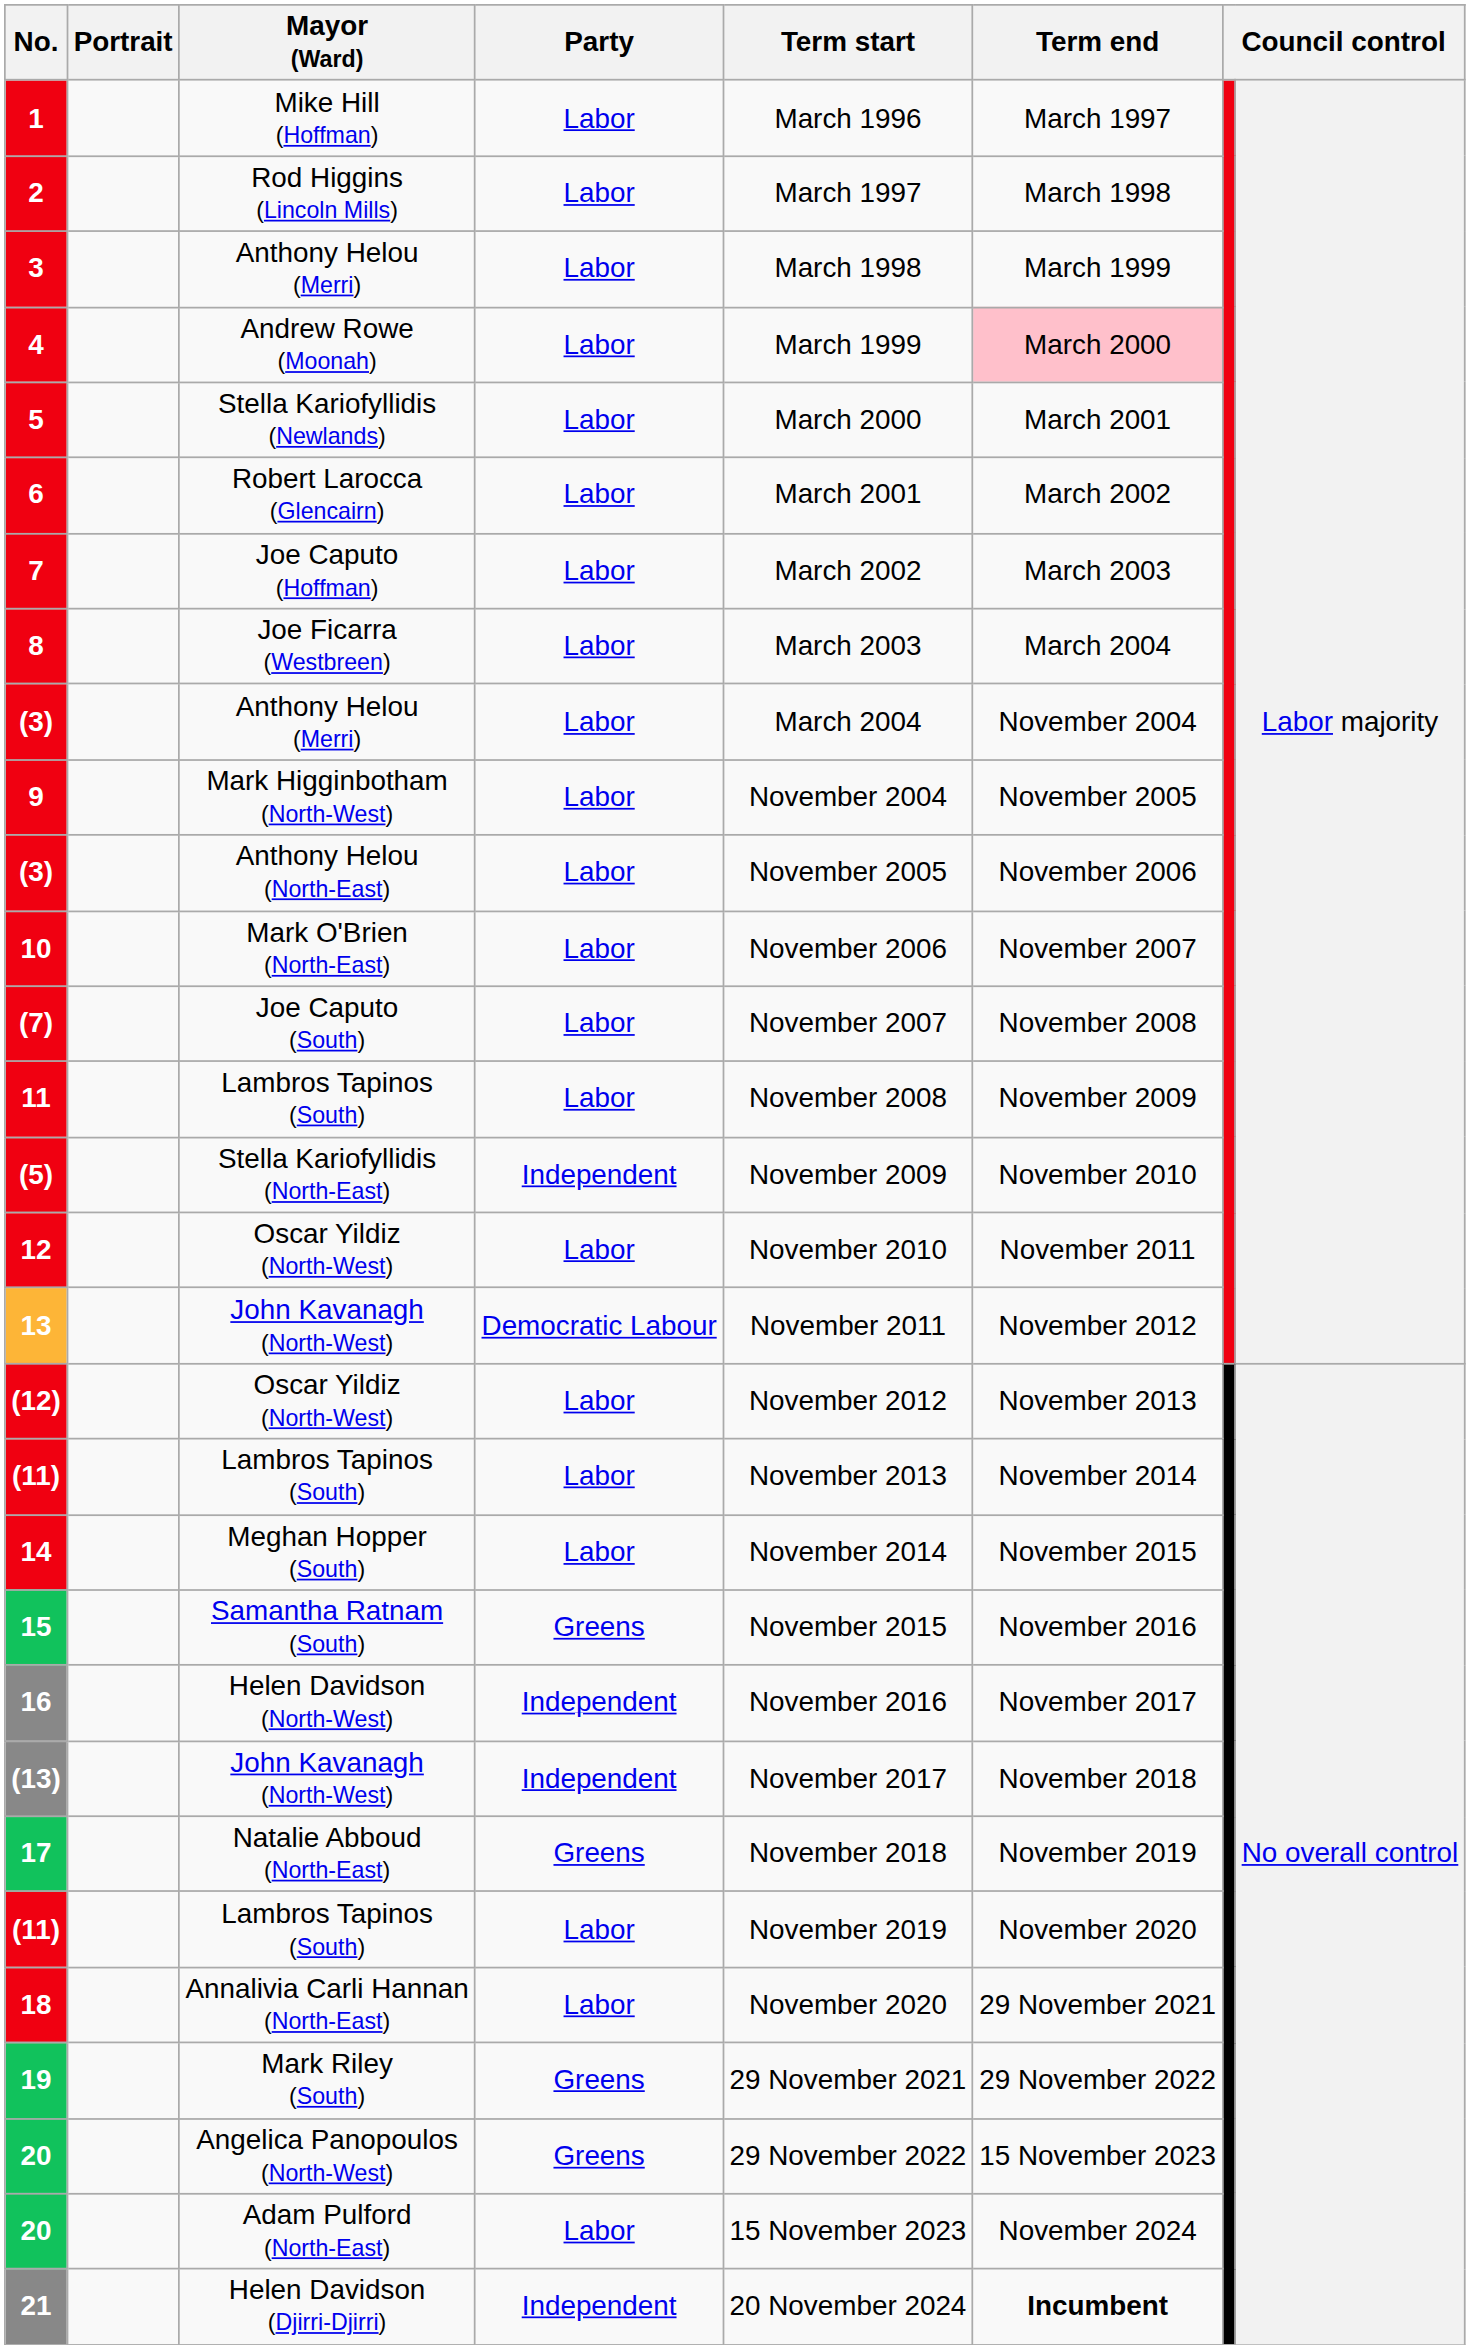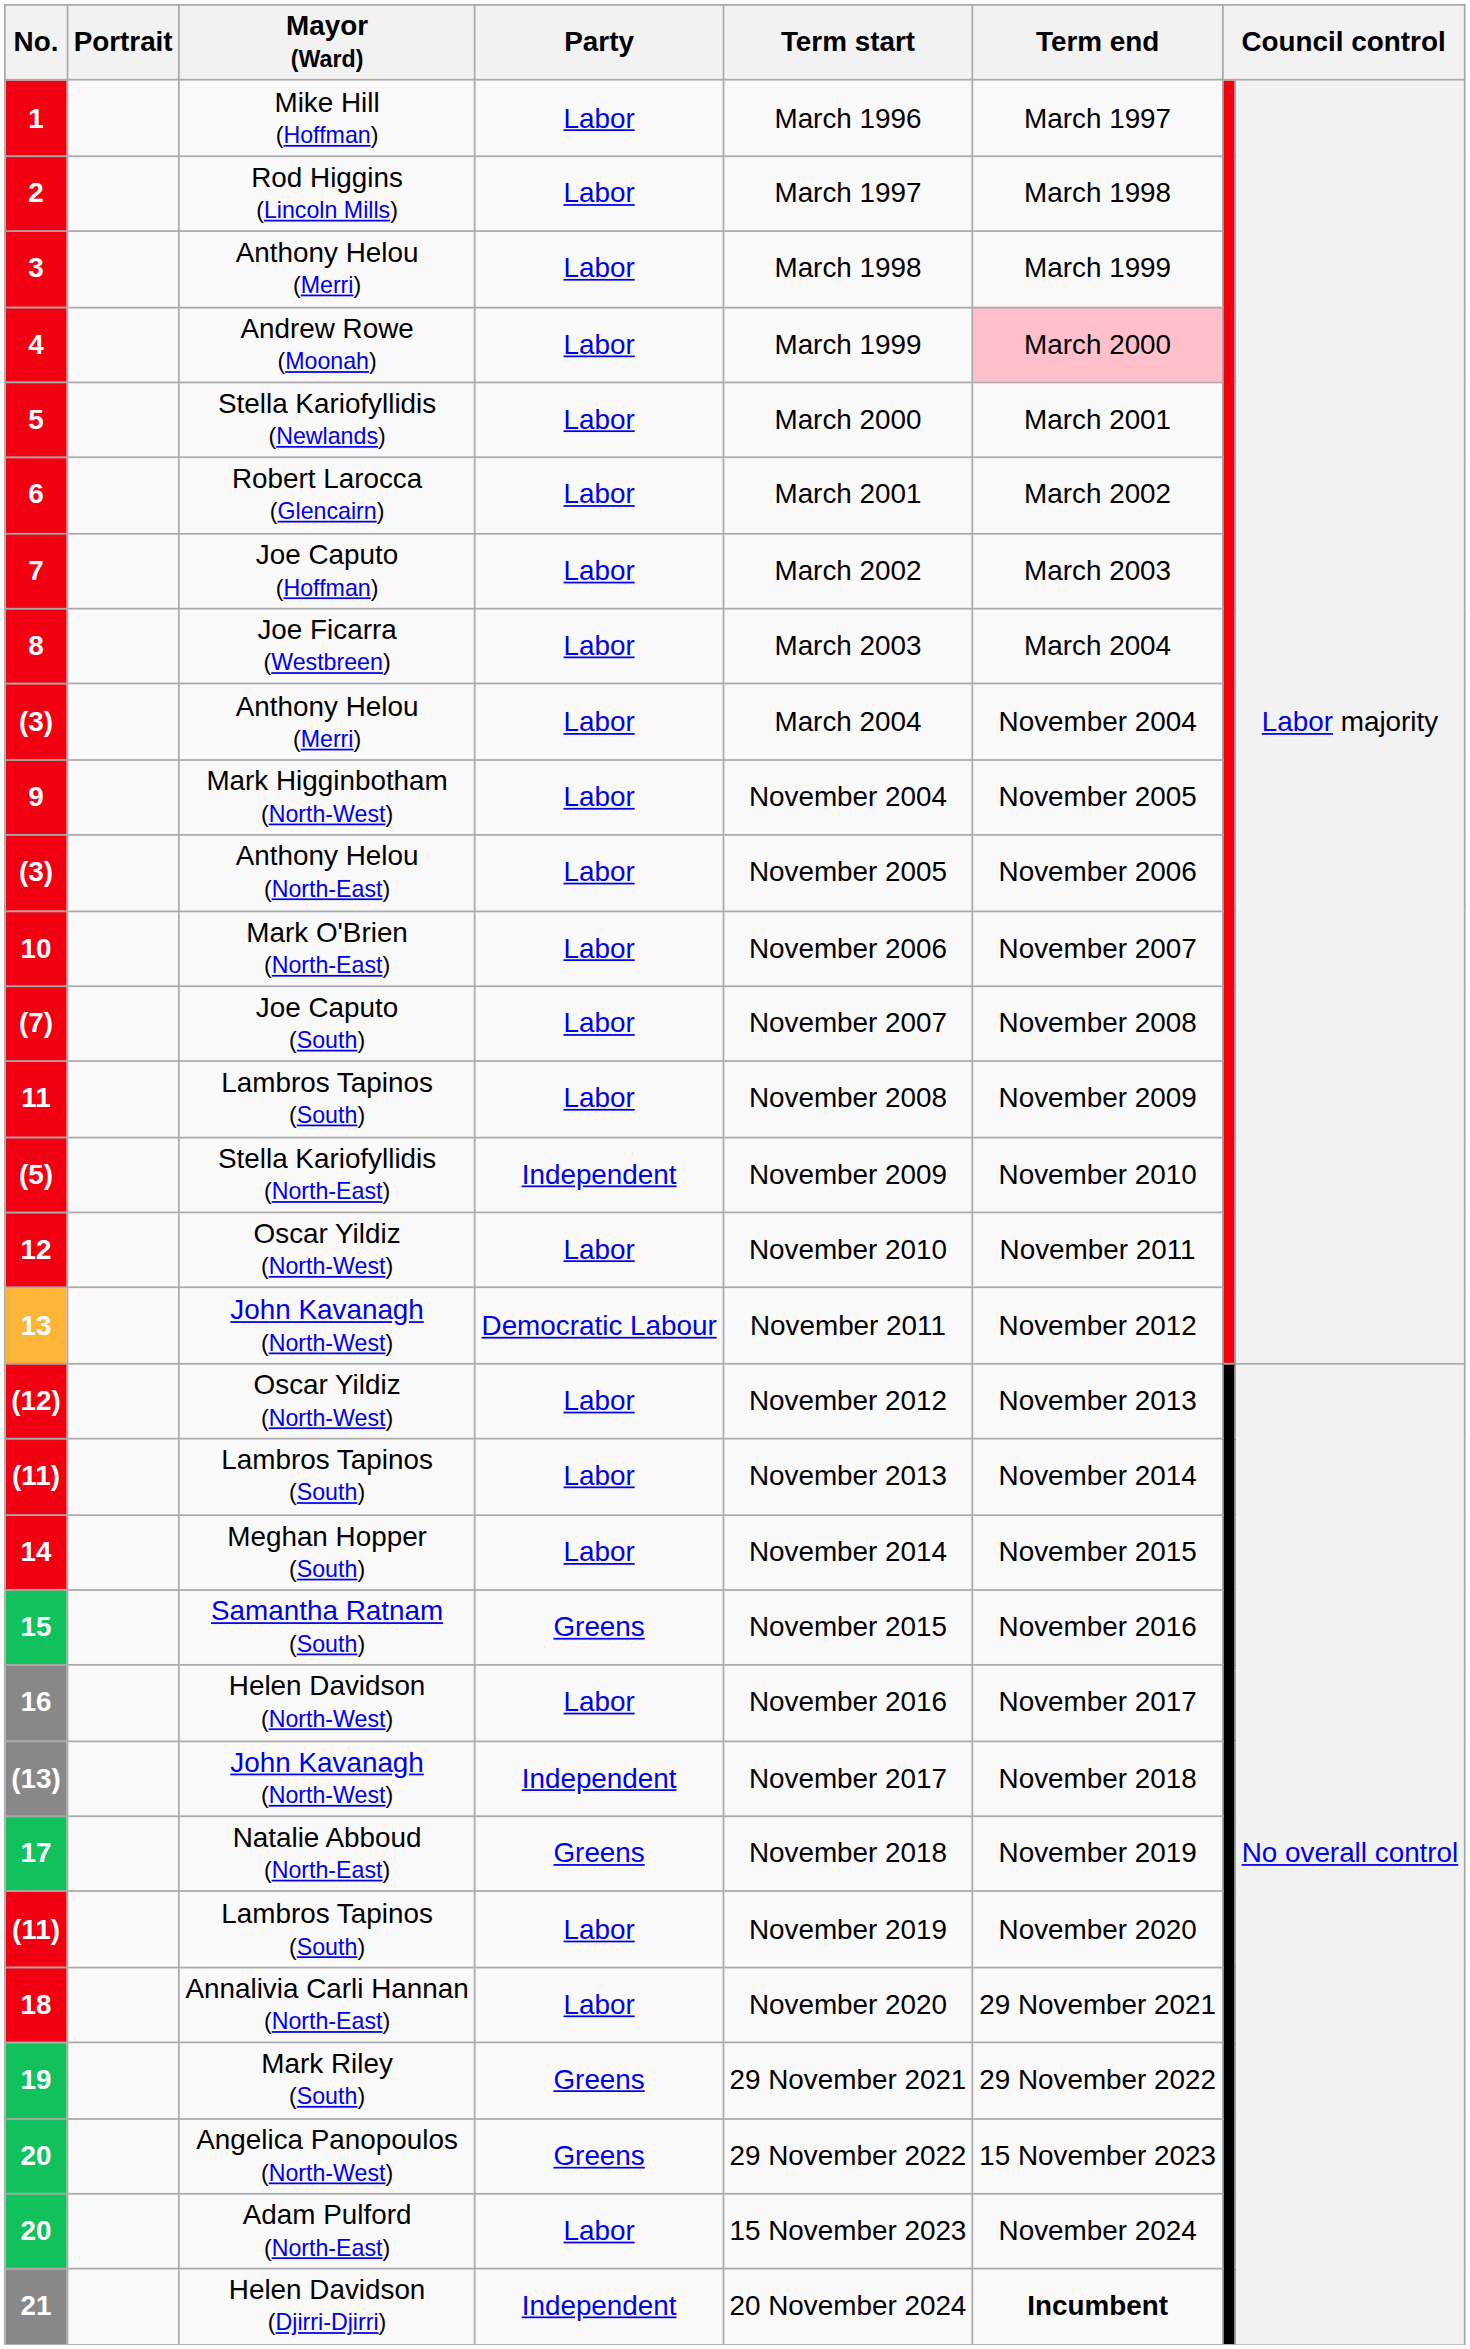(599, 1702) Independent -> (599, 1702) Labor
